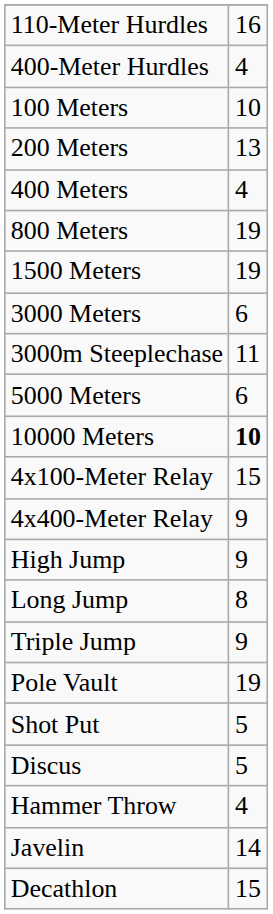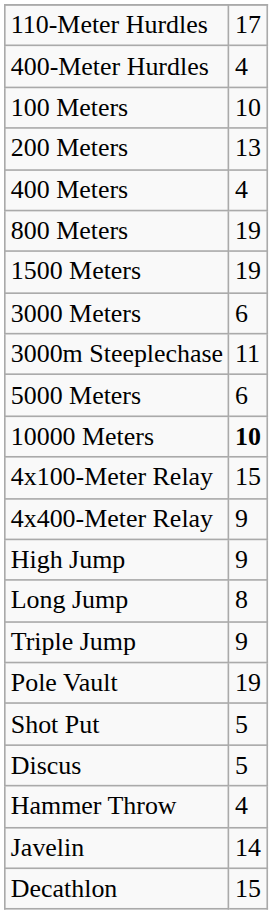(248, 25) 16 -> (248, 25) 17
